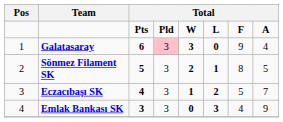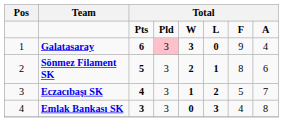(266, 69) 5 -> (266, 69) 6
(266, 109) 9 -> (266, 109) 8
